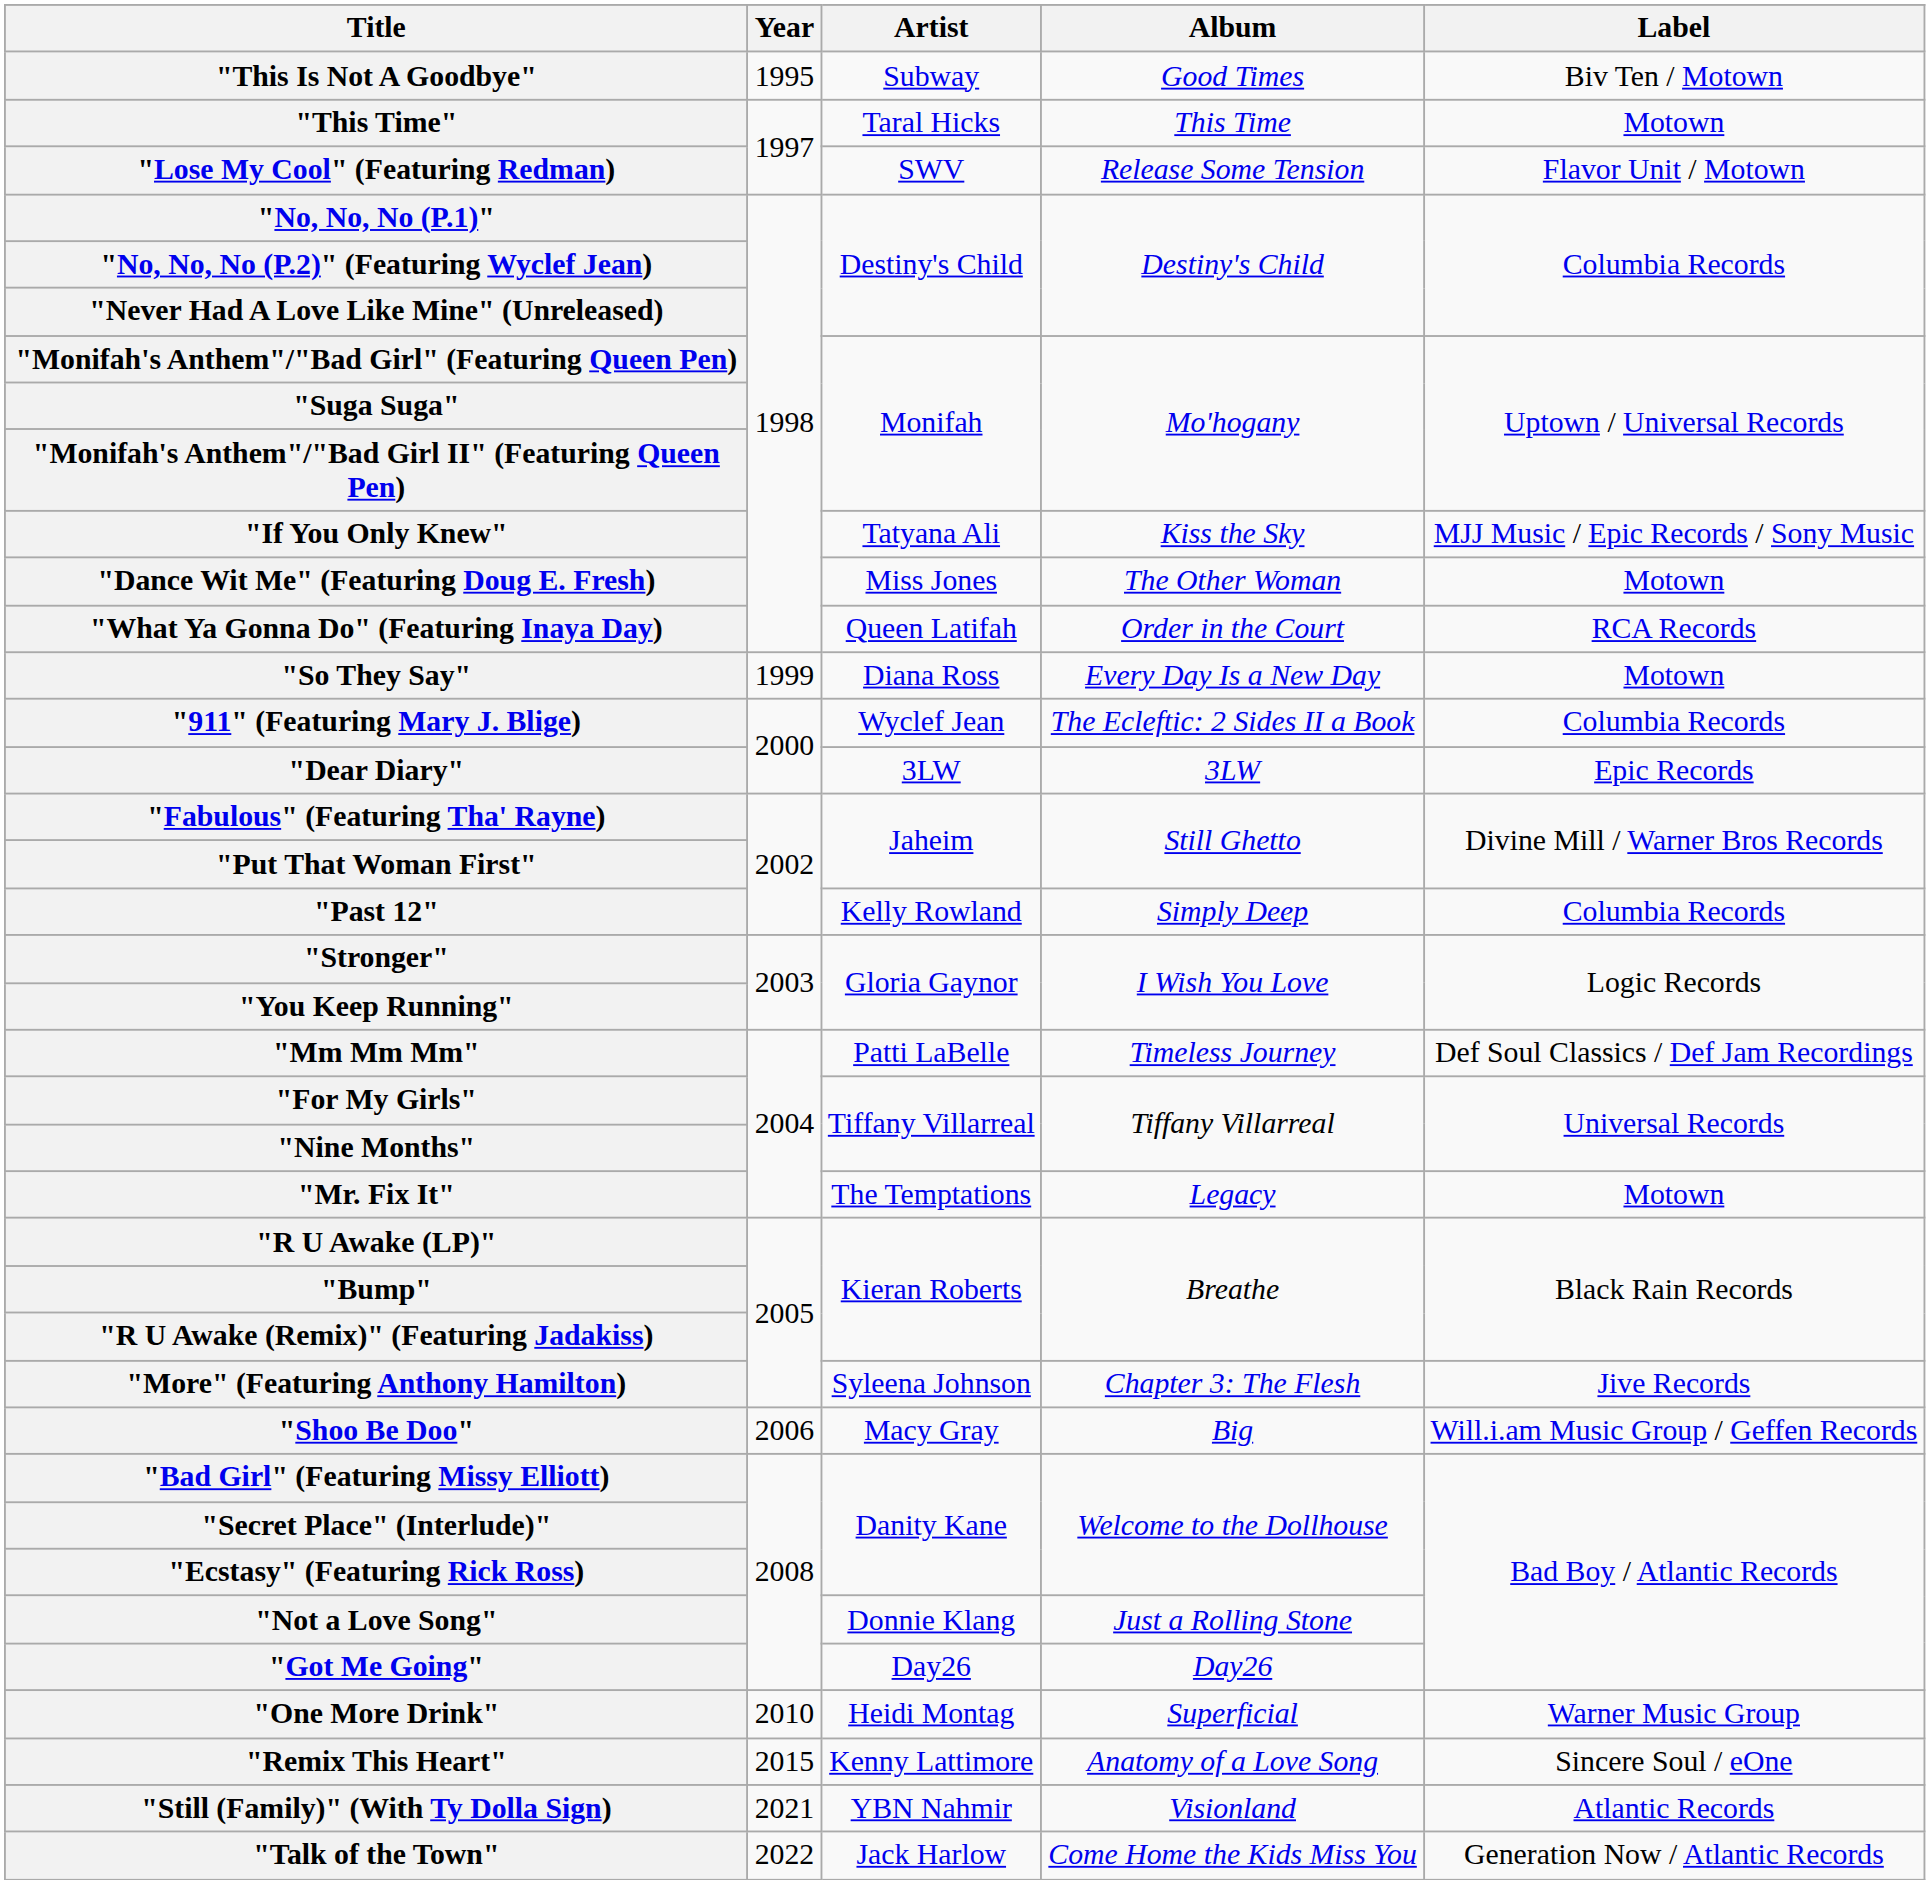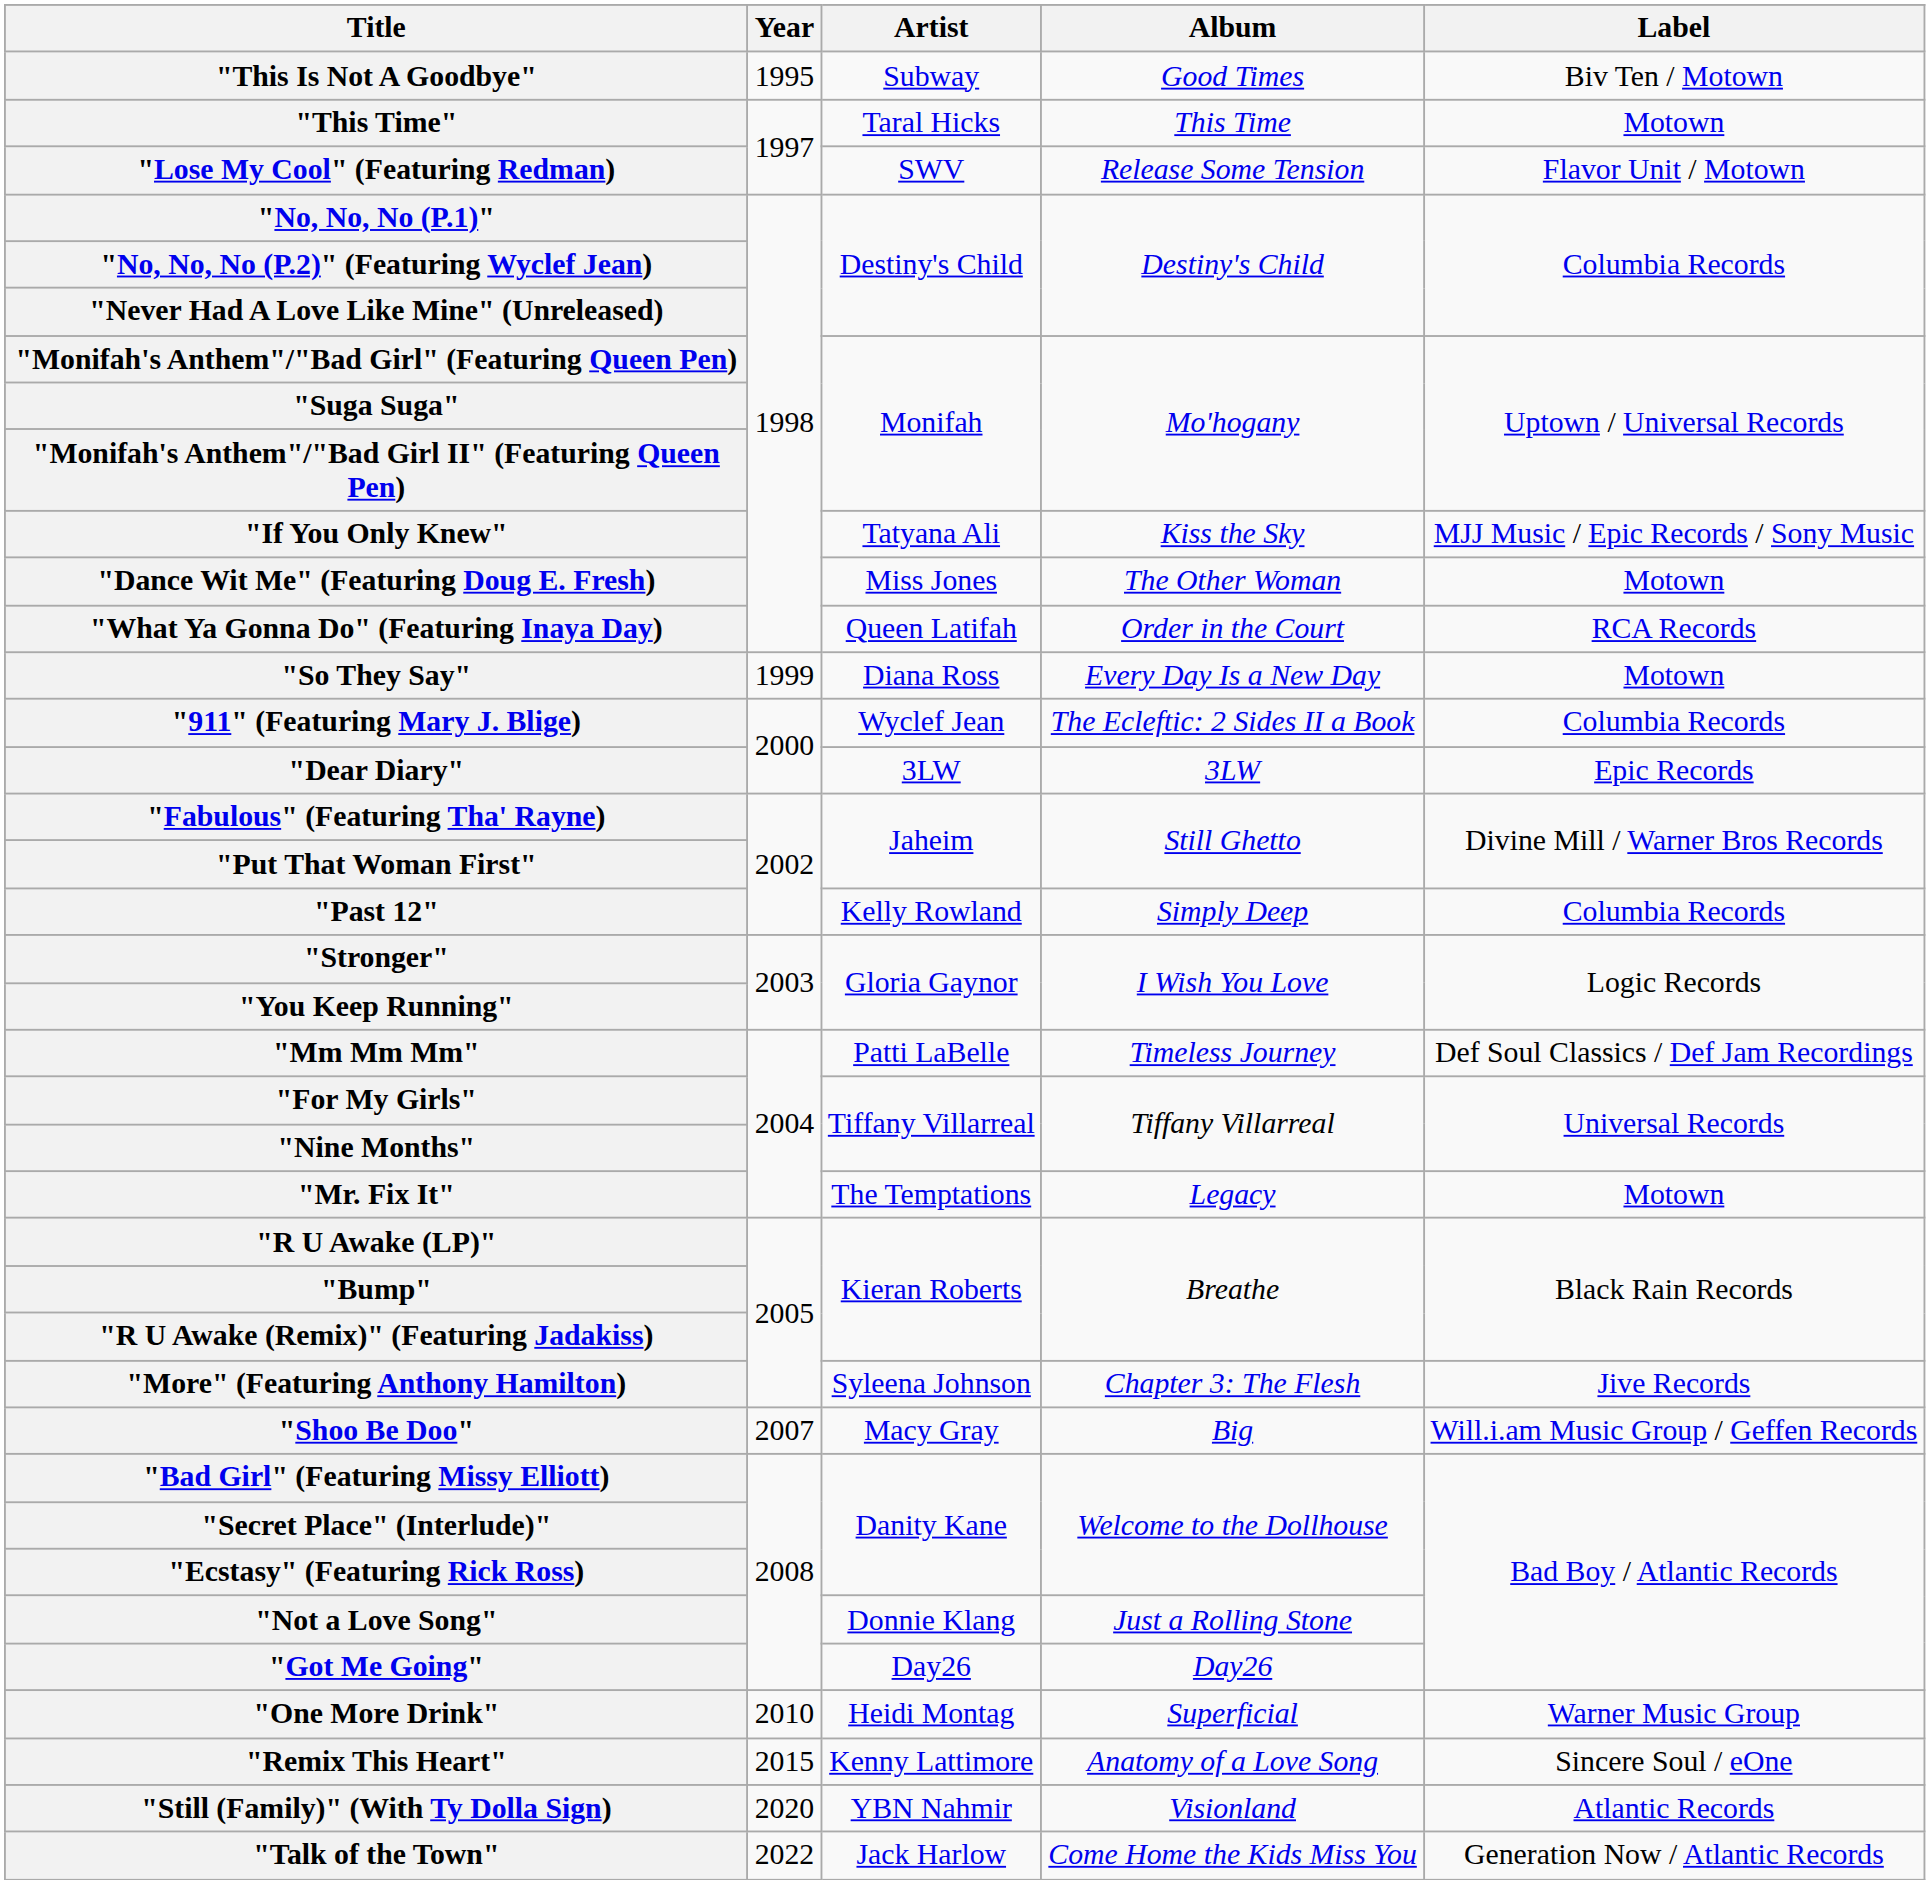(784, 1430) 2006 -> (784, 1430) 2007
(784, 1807) 2021 -> (784, 1807) 2020
